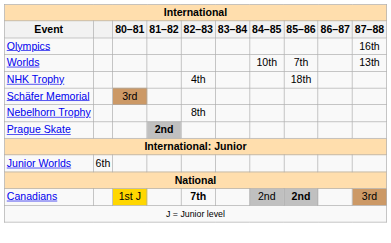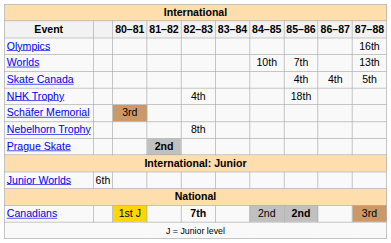+ row: (40, 79)
